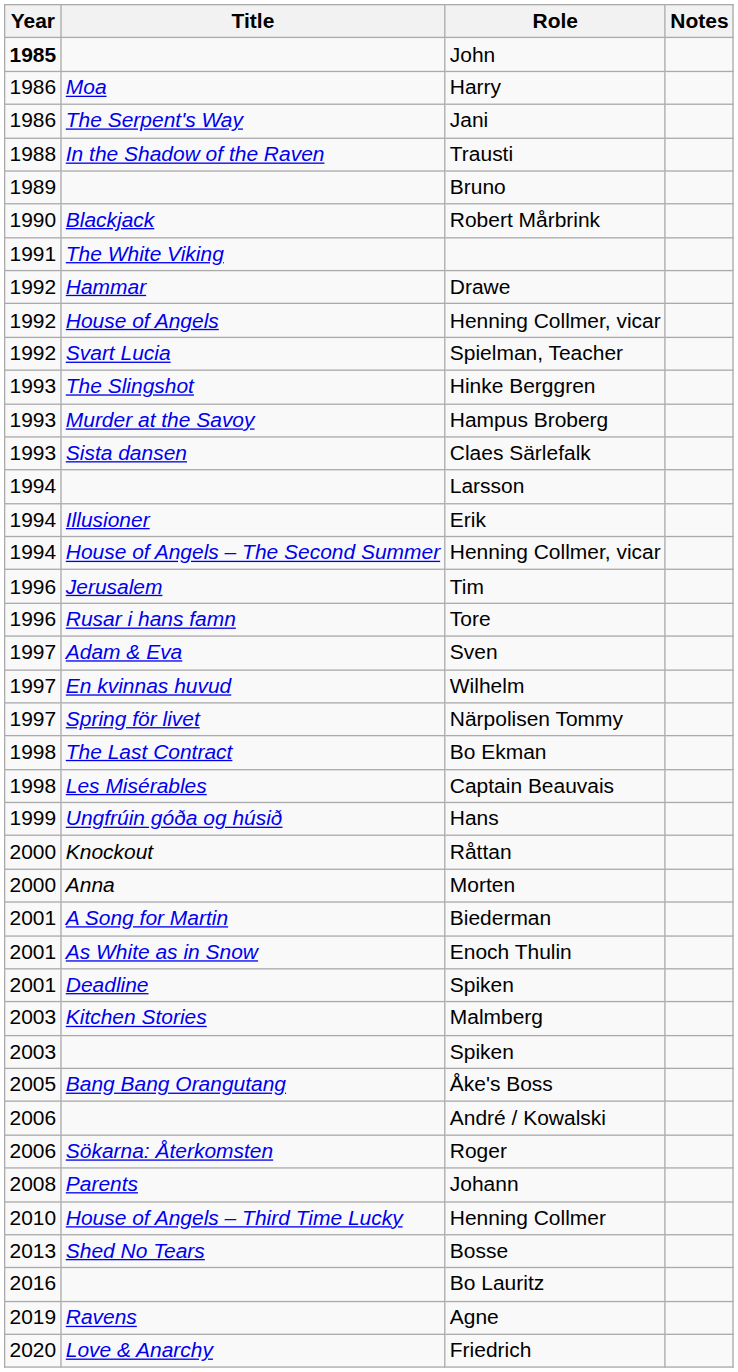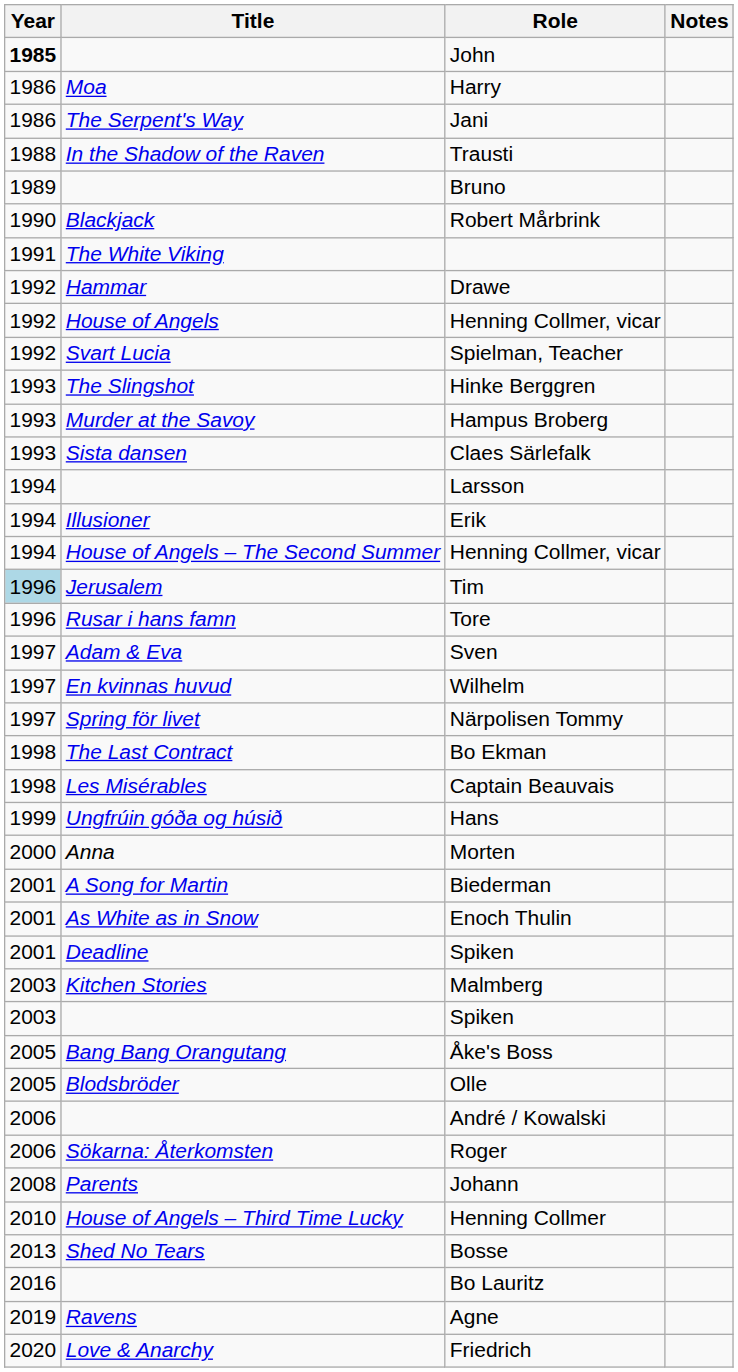(33, 586) no background -> (33, 586) lightblue background
- row: (109, 852)
+ row: (122, 1084)
